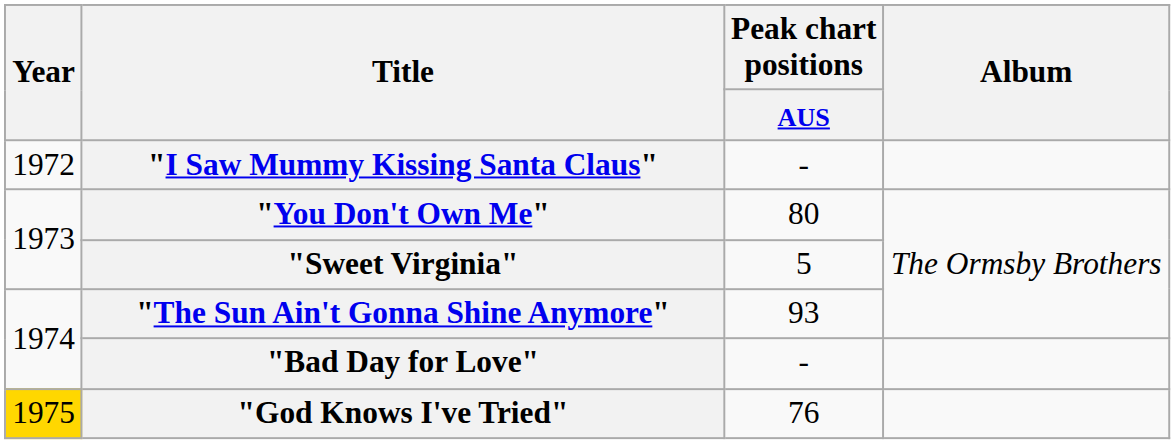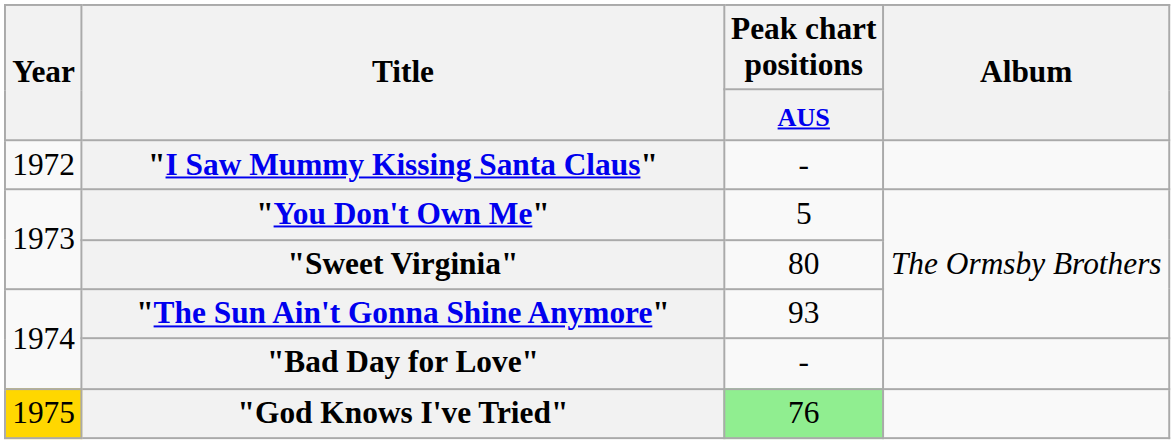(804, 213) 80 -> (804, 213) 5
(804, 263) 5 -> (804, 263) 80
(804, 412) no background -> (804, 412) lightgreen background
